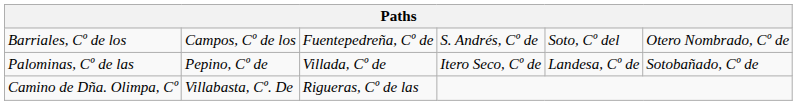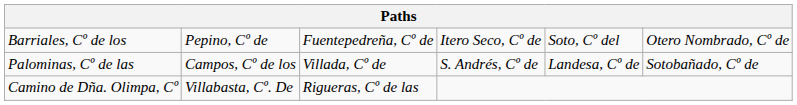(240, 40) Campos, Cº de los -> (226, 40) Pepino, Cº de
(489, 40) S. Andrés, Cº de -> (491, 40) Itero Seco, Cº de
(226, 64) Pepino, Cº de -> (240, 64) Campos, Cº de los
(491, 64) Itero Seco, Cº de -> (489, 64) S. Andrés, Cº de
